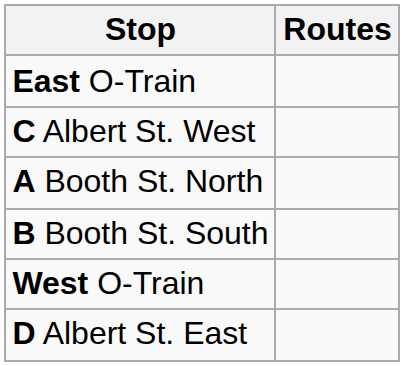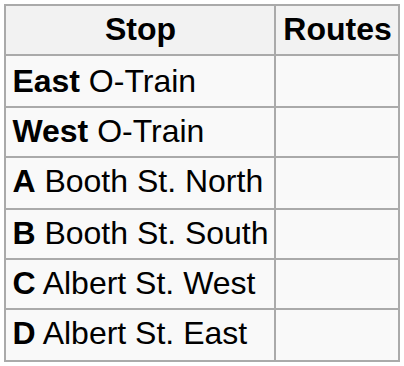rows swapped: (108, 283) <-> (134, 131)
